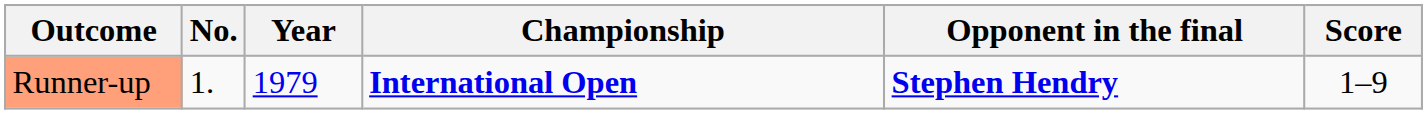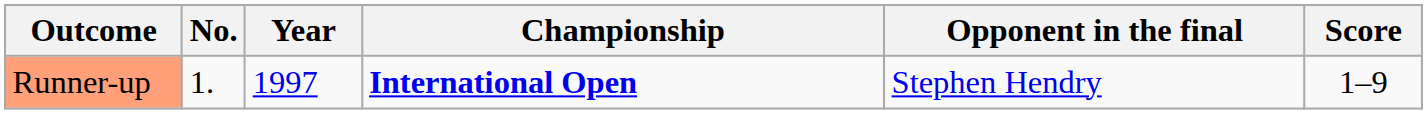(285, 81) 1979 -> (285, 81) 1997
(1005, 81) bold -> (997, 81) normal
